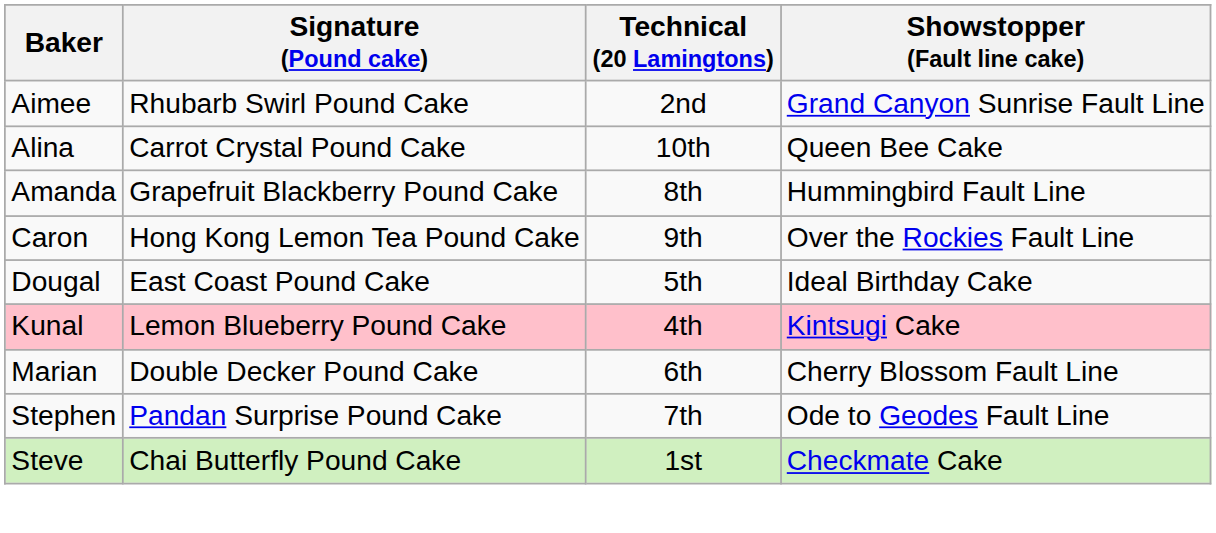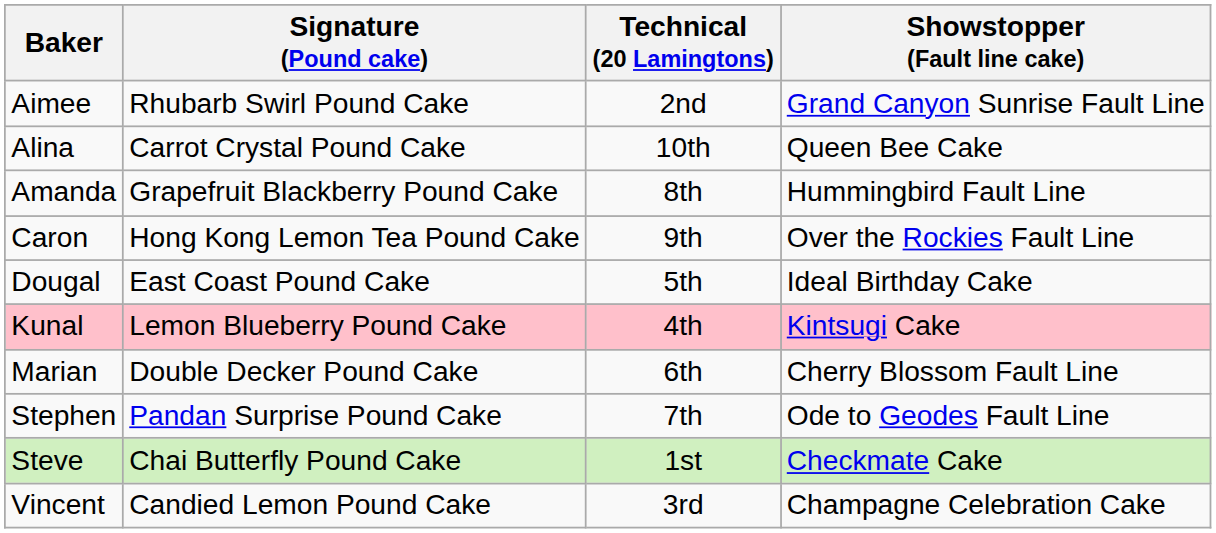+ row: (58, 505)
